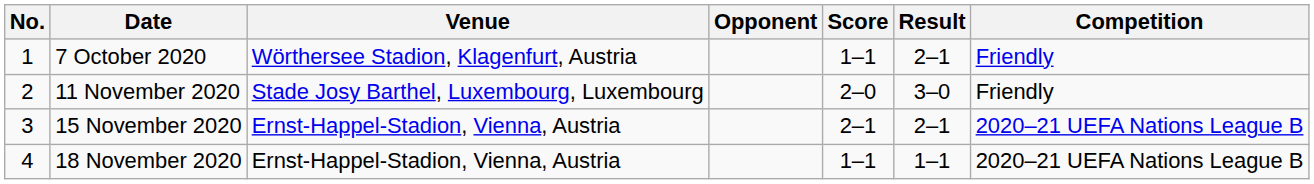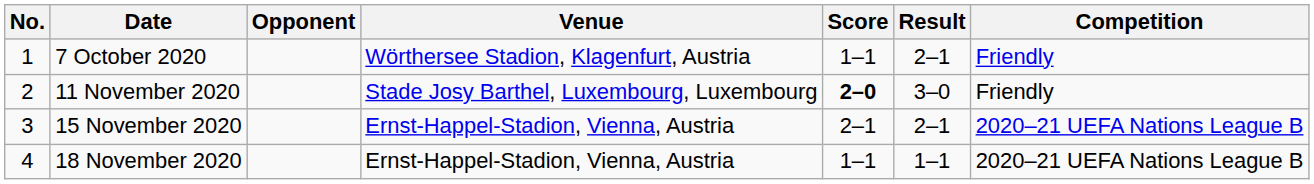columns swapped: (478, 21) <-> (766, 21)
(858, 91) normal -> (858, 91) bold
